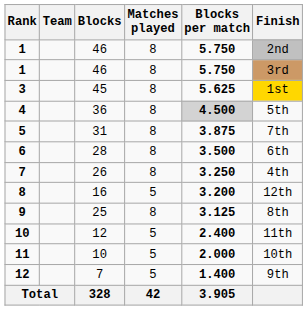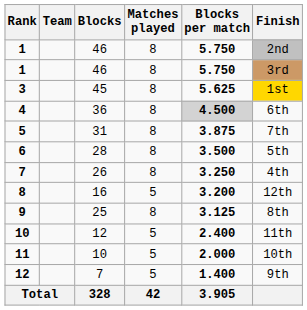(278, 111) 5th -> (278, 111) 6th
(278, 152) 6th -> (278, 152) 5th
